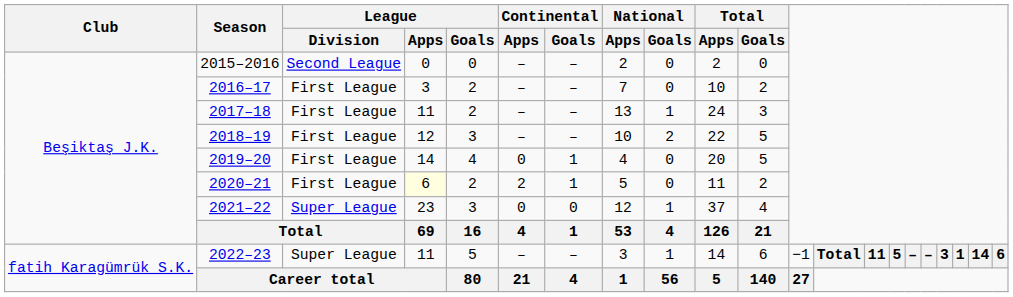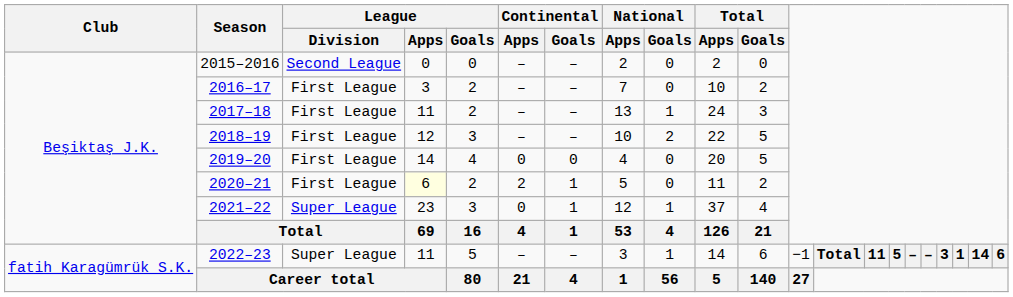(573, 160) 1 -> (573, 160) 0
(573, 208) 0 -> (573, 208) 1
